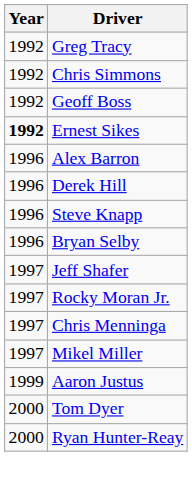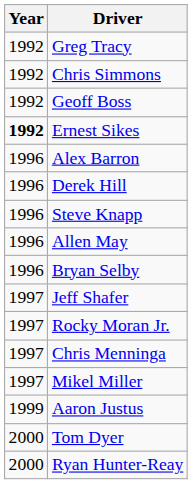+ row: (90, 241)
